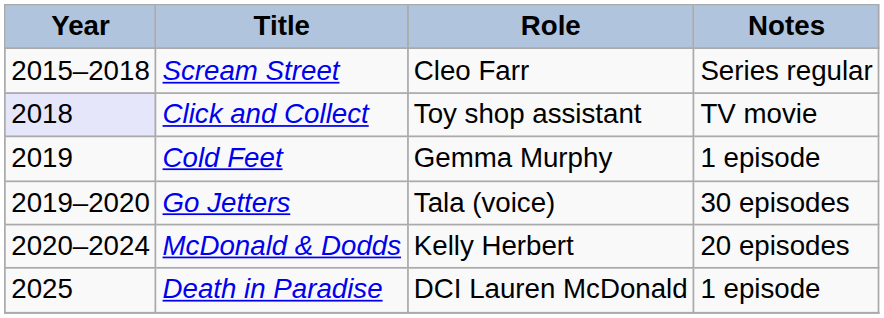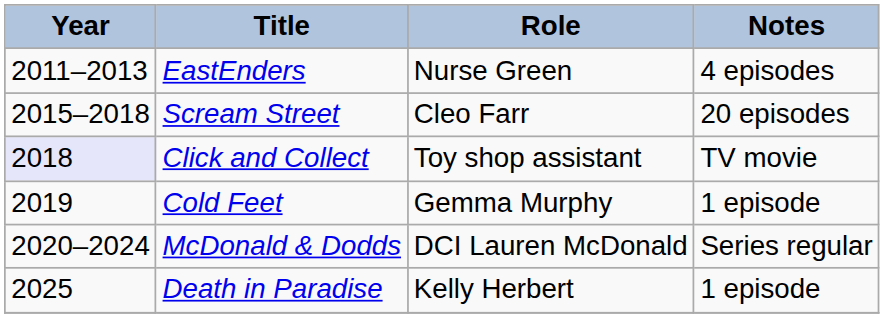+ row: (234, 70)
(787, 70) Series regular -> (775, 114) 20 episodes
- row: (226, 202)
(494, 245) Kelly Herbert -> (551, 245) DCI Lauren McDonald
(775, 245) 20 episodes -> (787, 245) Series regular
(551, 289) DCI Lauren McDonald -> (494, 289) Kelly Herbert
